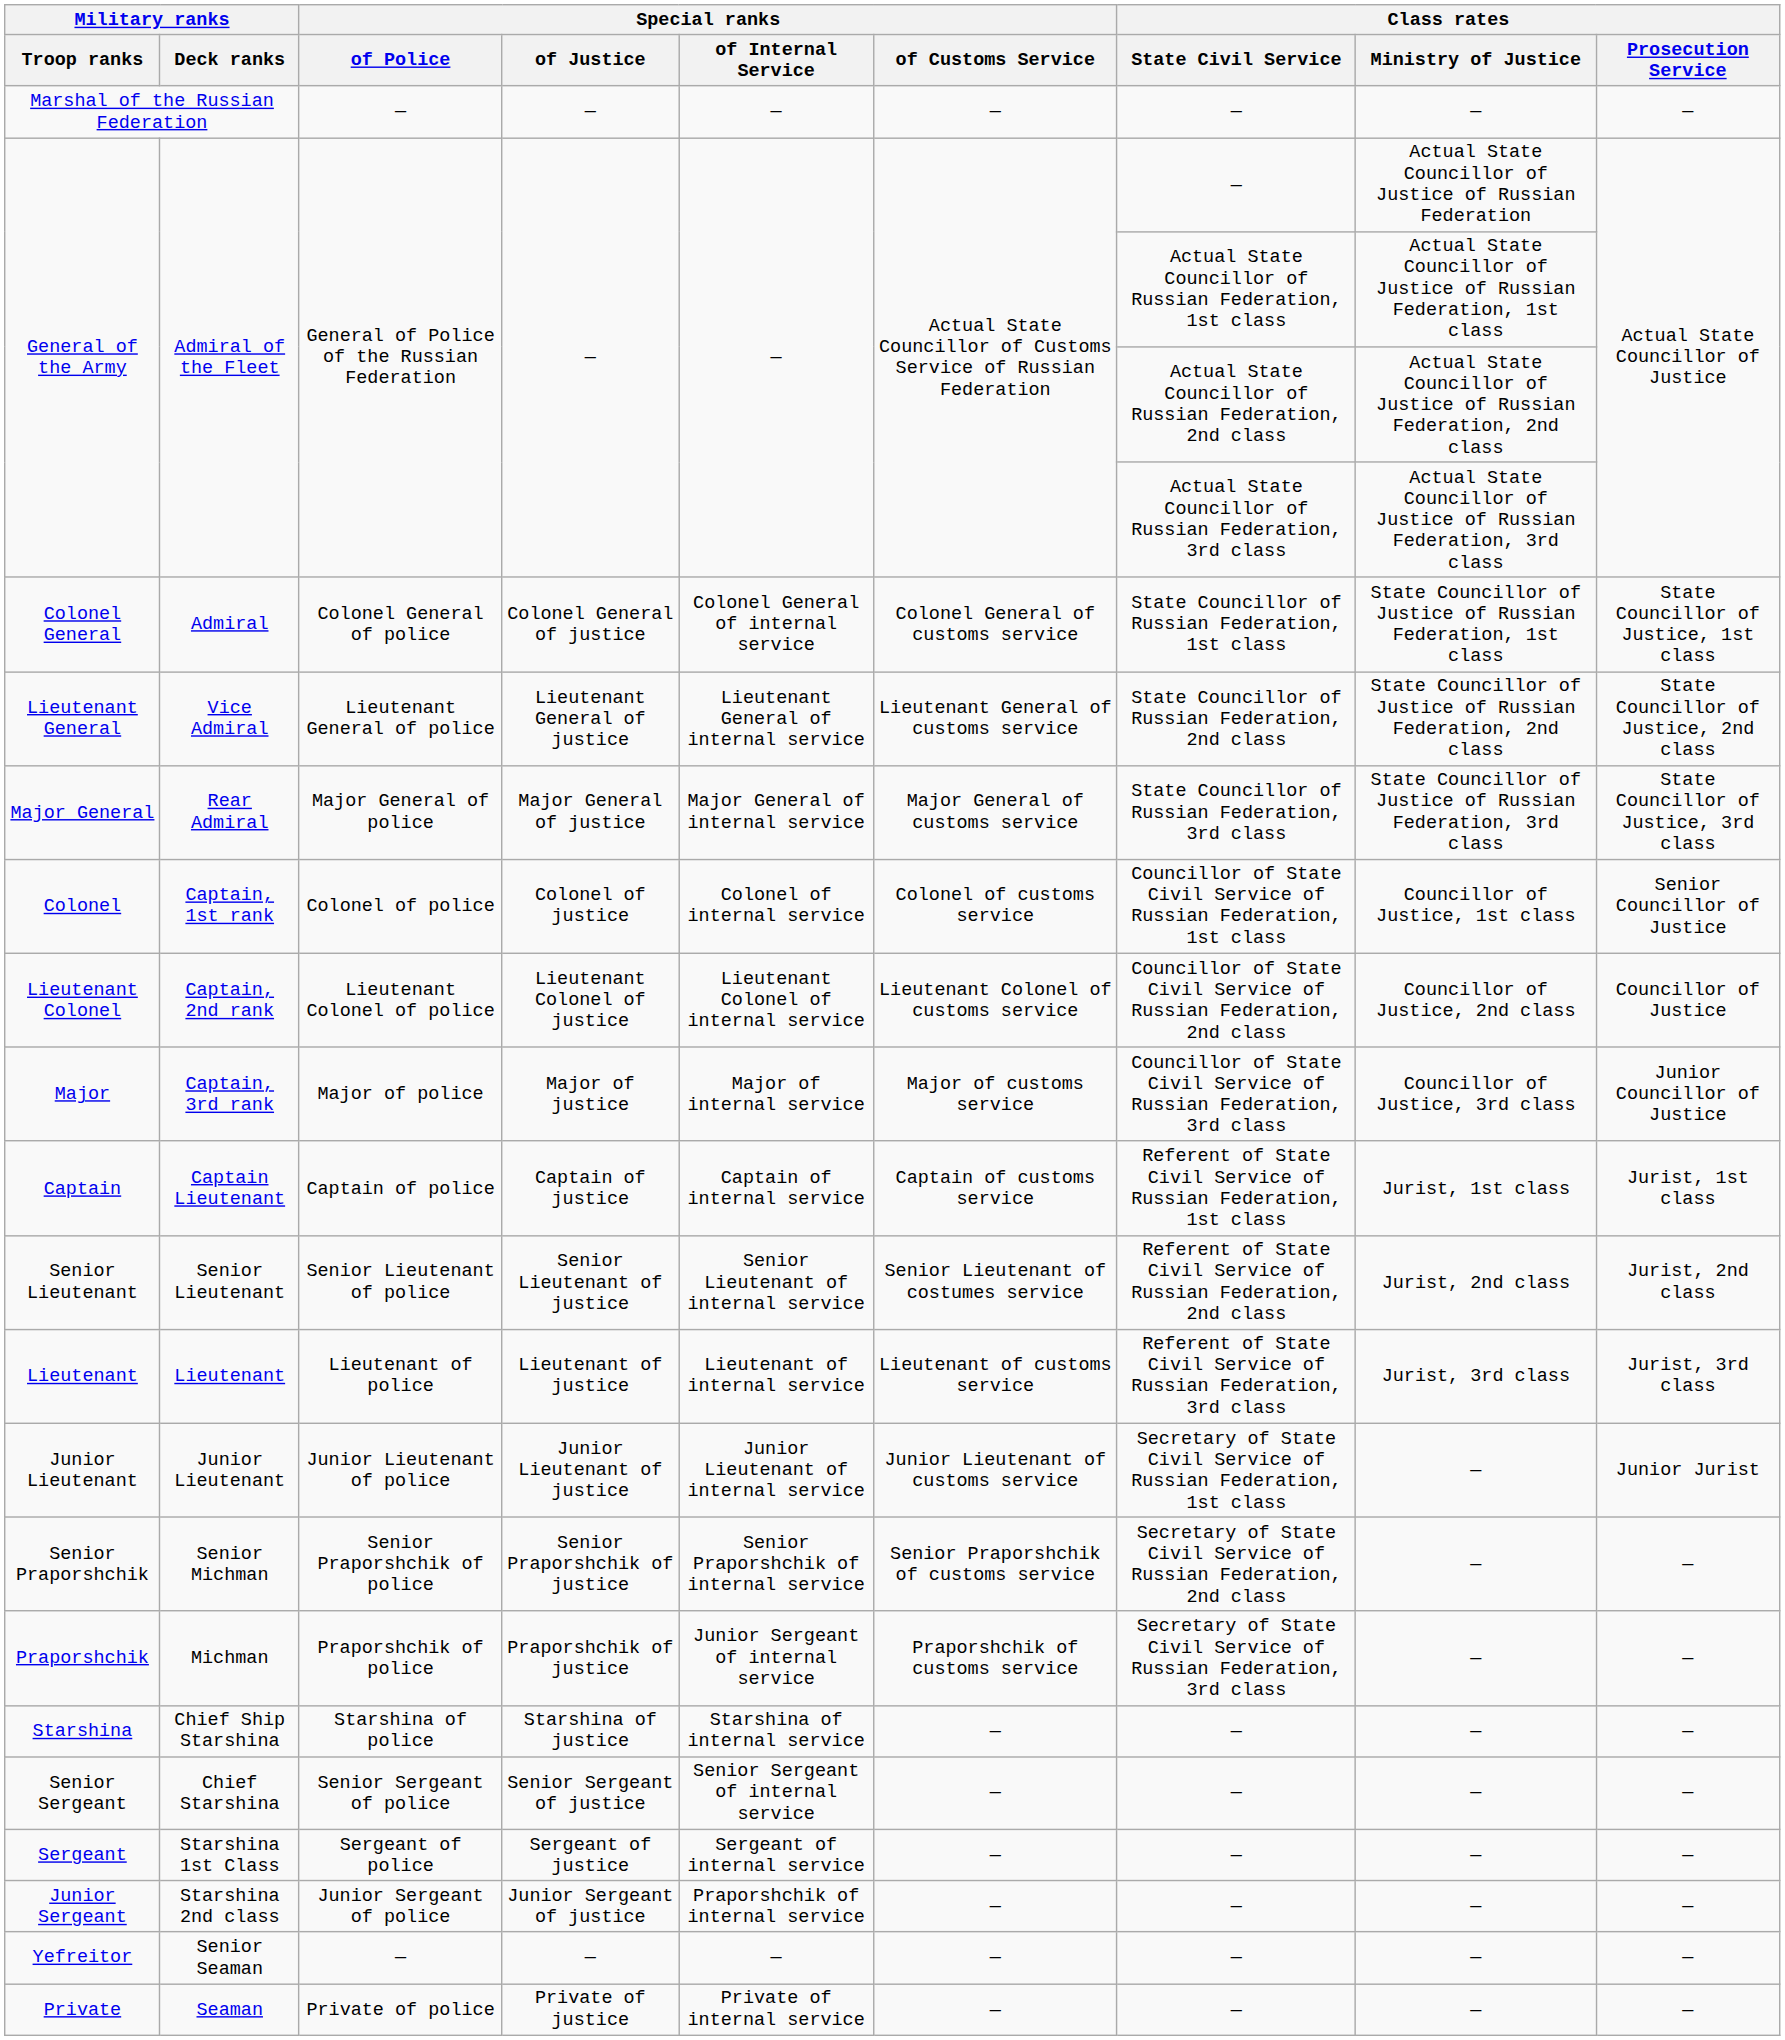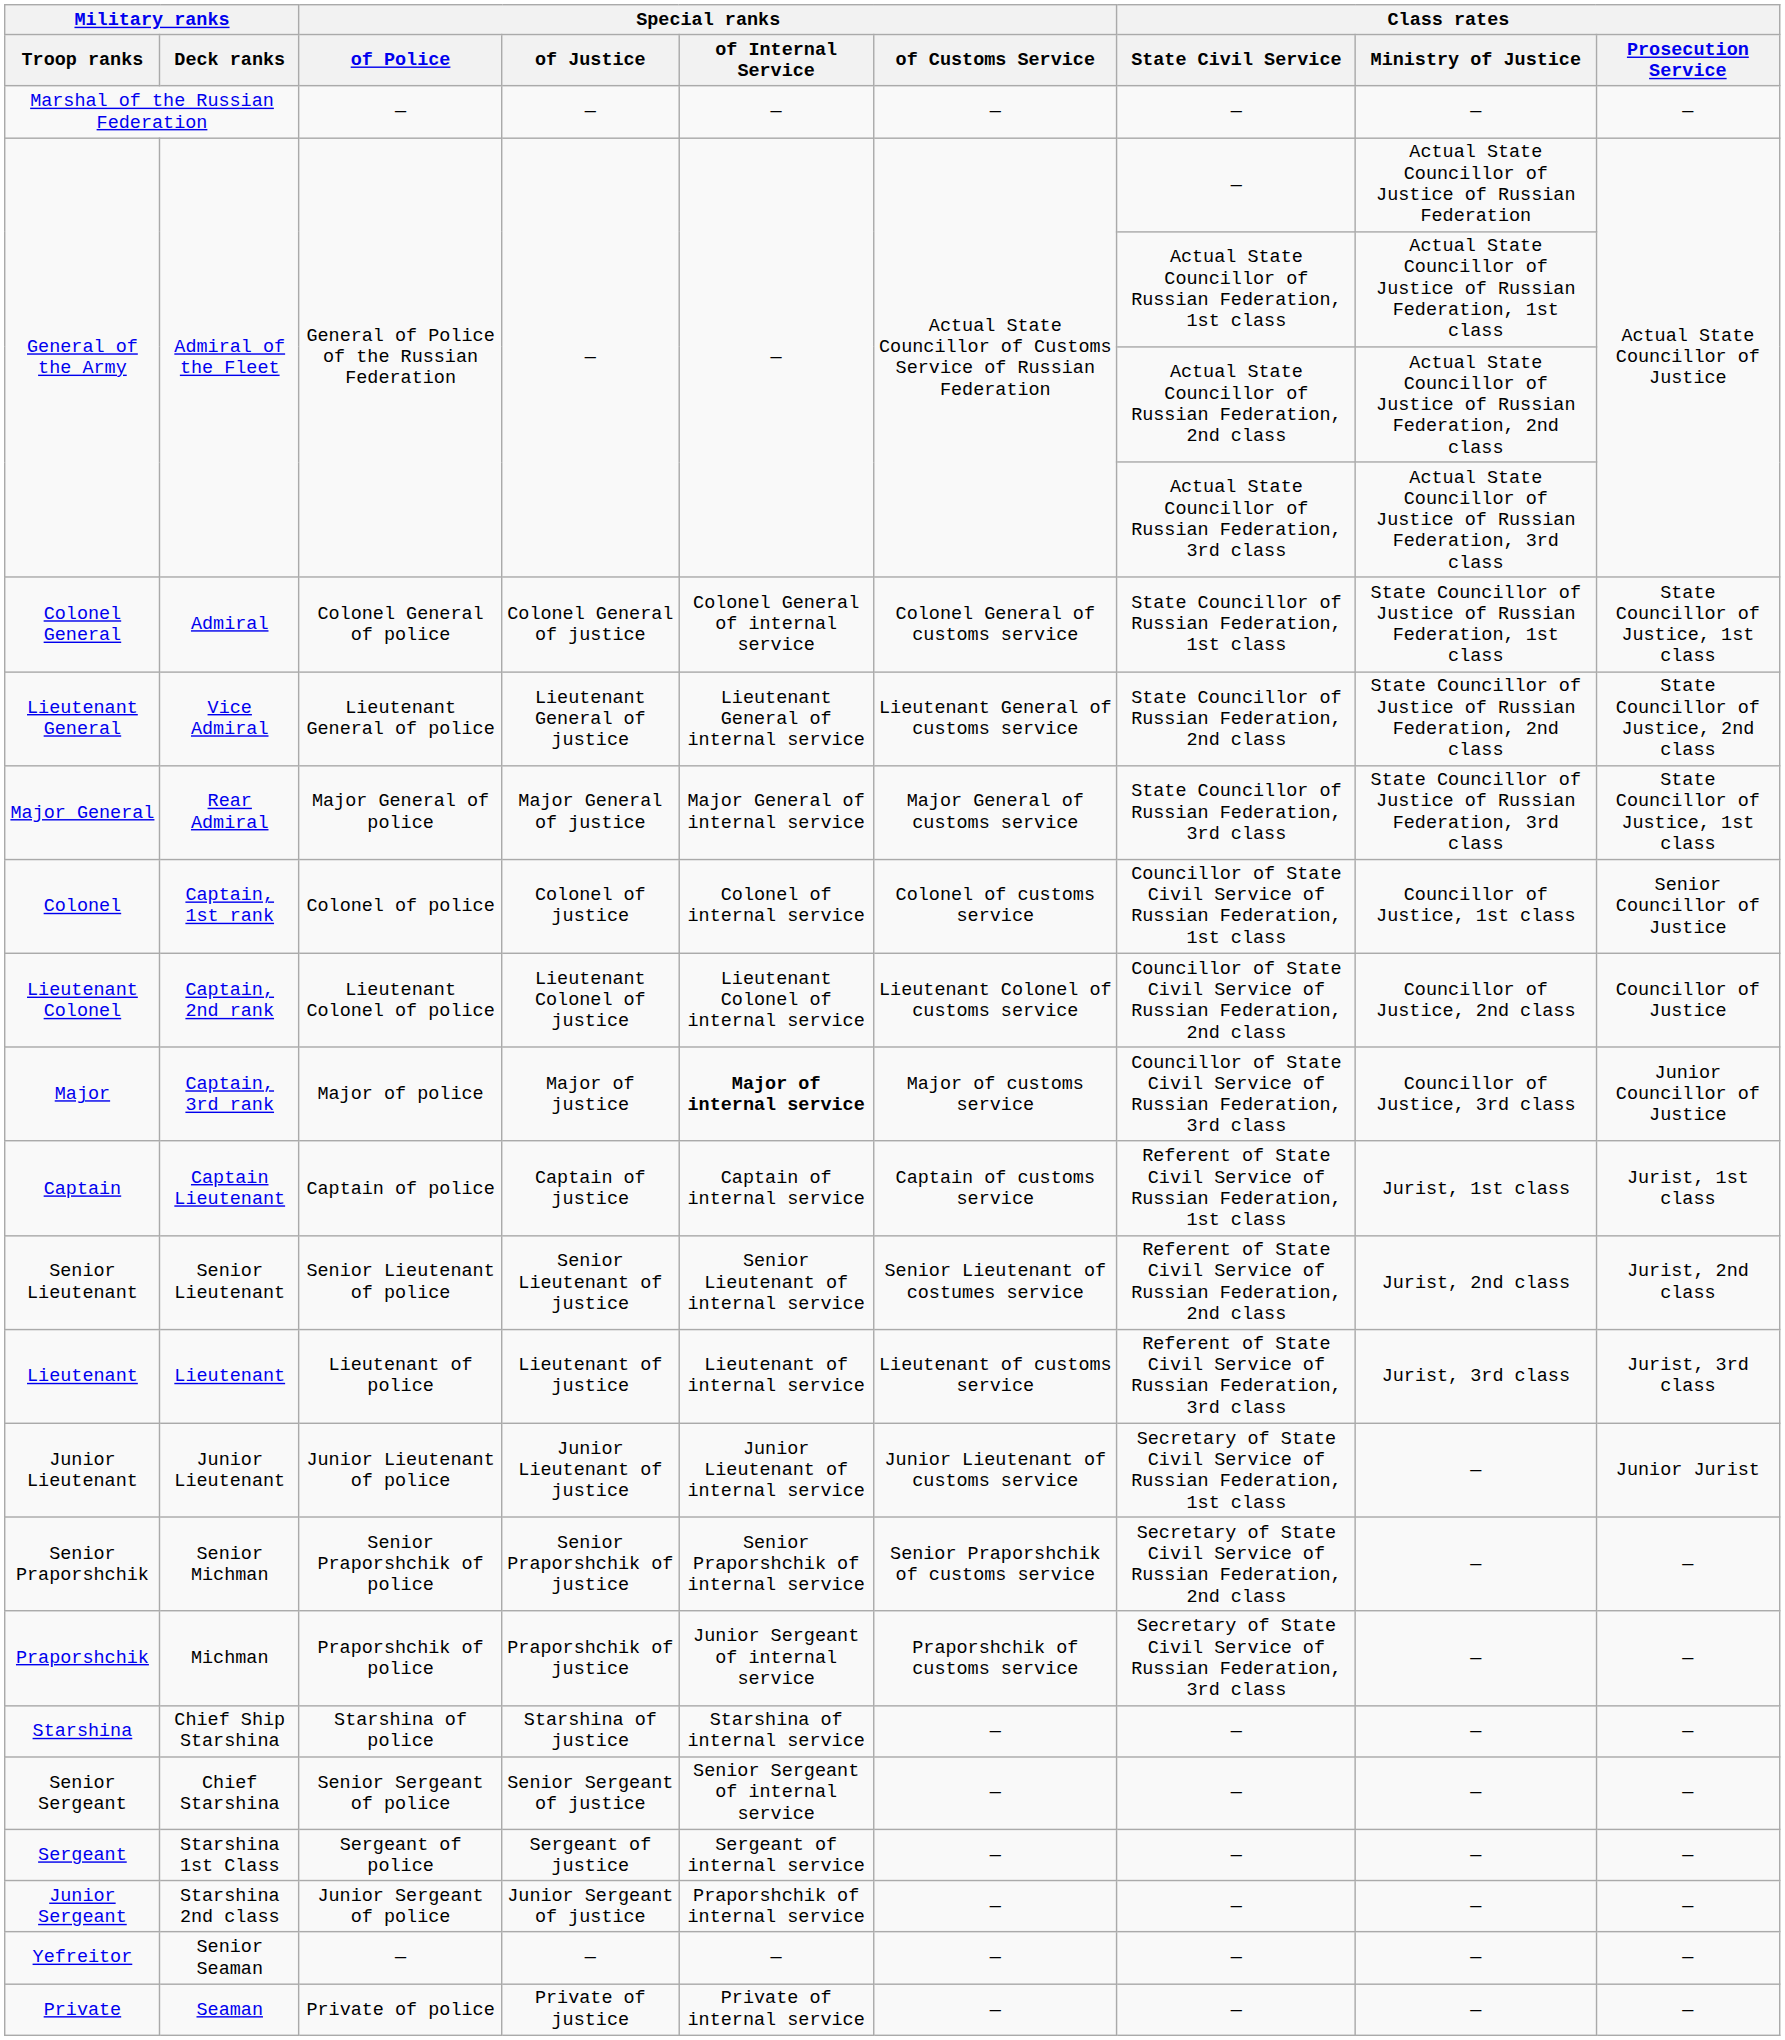(1688, 812) State Councillor of Justice, 3rd class -> (1688, 812) State Councillor of Justice, 1st class
(776, 1094) normal -> (776, 1094) bold
